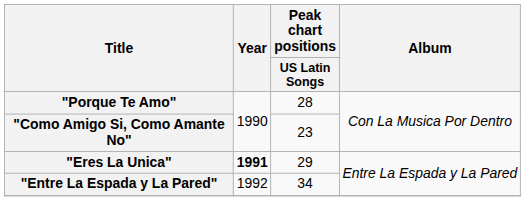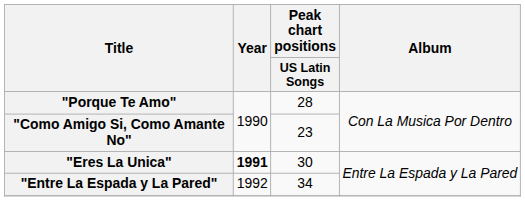(305, 162) 29 -> (305, 162) 30
